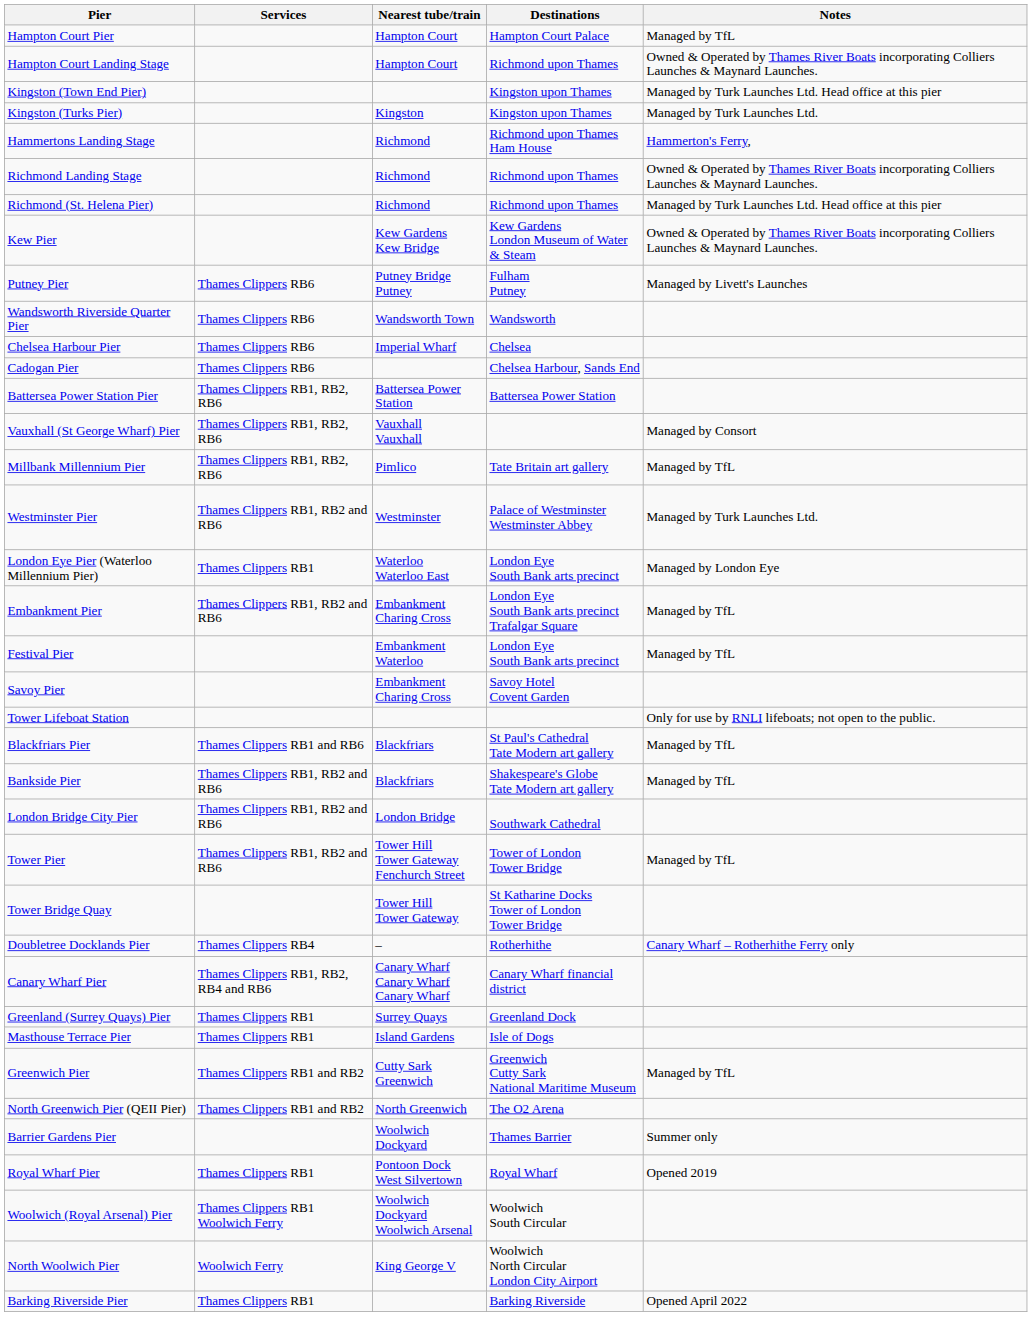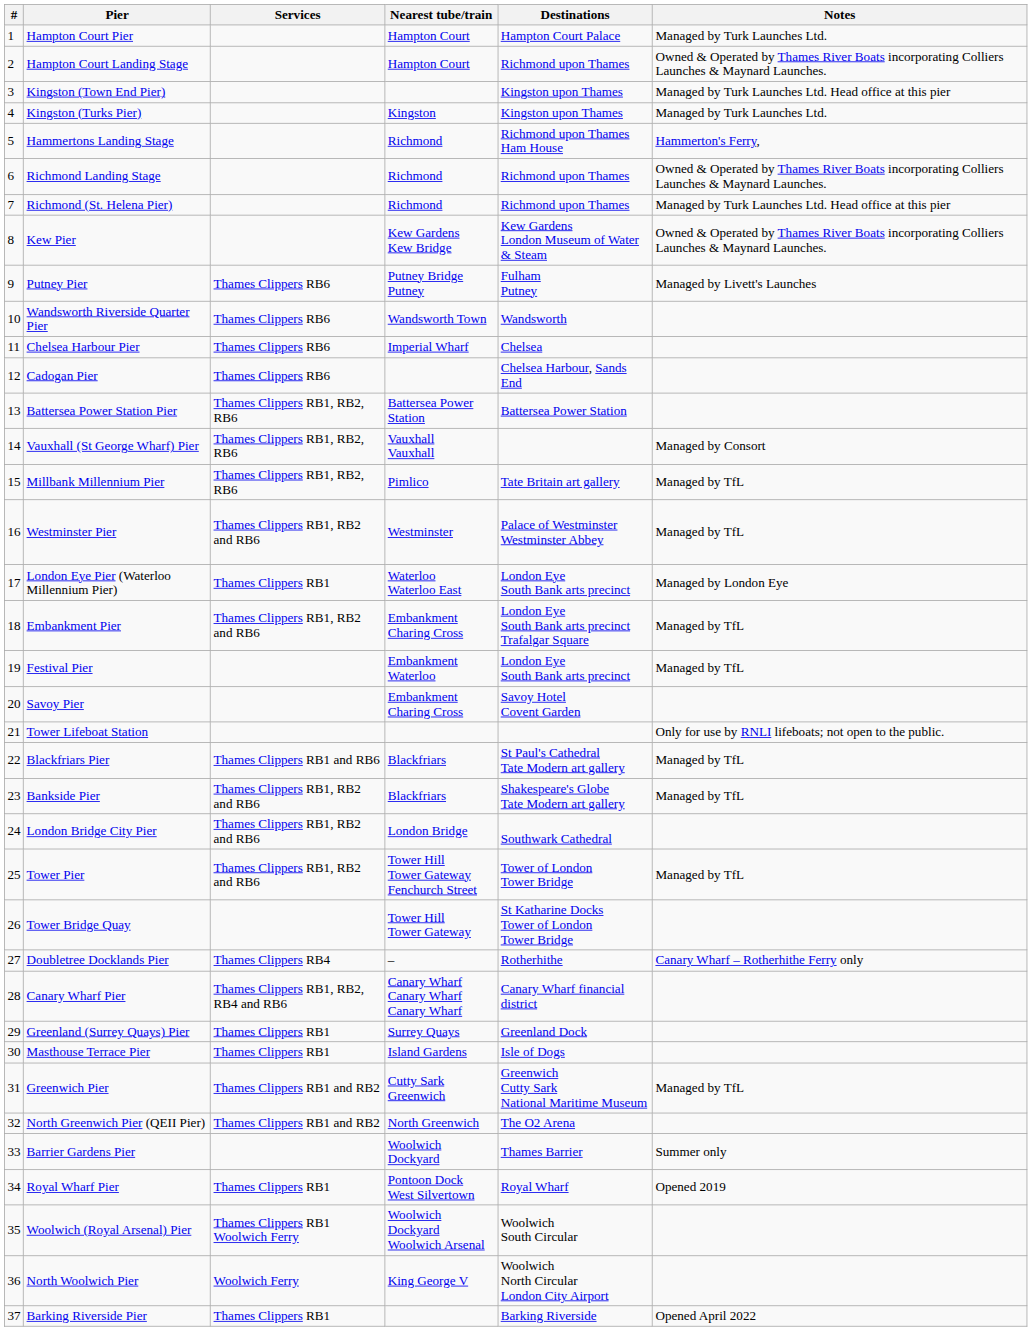+ column: (14, 14)
(691, 35) Managed by TfL -> (741, 35) Managed by Turk Launches Ltd.
(732, 517) Managed by Turk Launches Ltd. -> (700, 532) Managed by TfL
